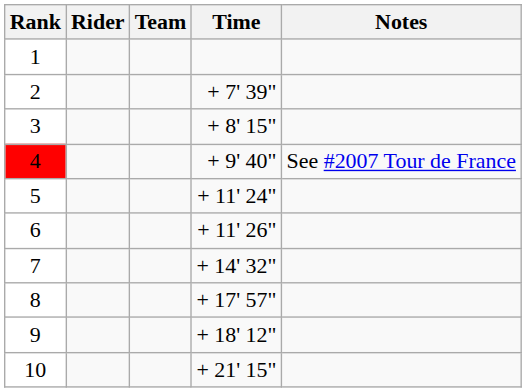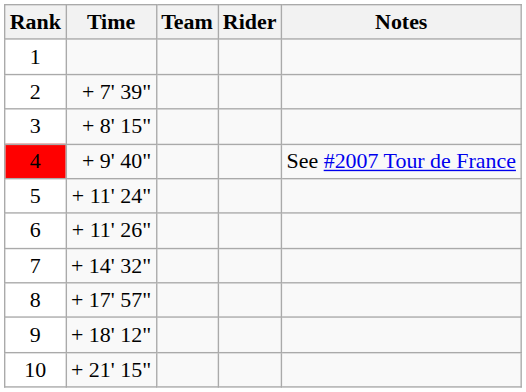columns swapped: (98, 21) <-> (236, 21)
